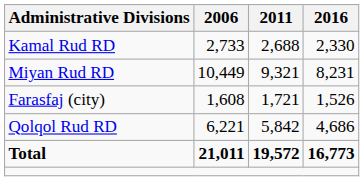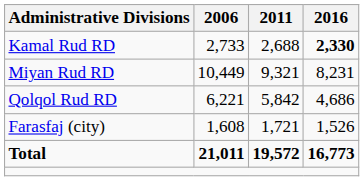(335, 45) normal -> (335, 45) bold
rows swapped: (63, 126) <-> (57, 99)
